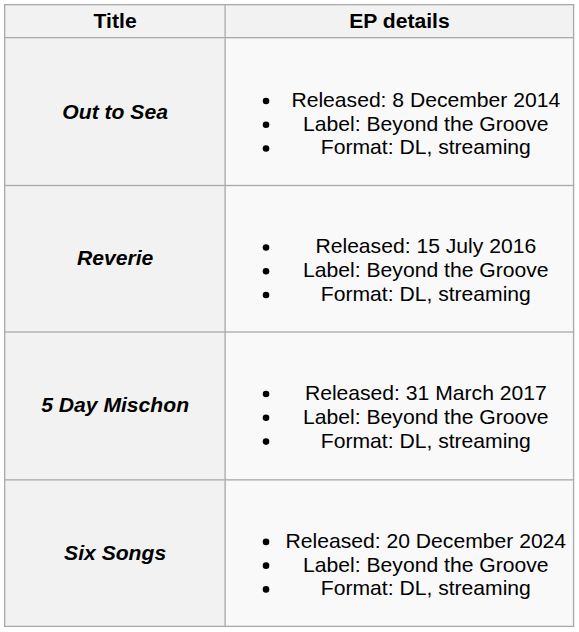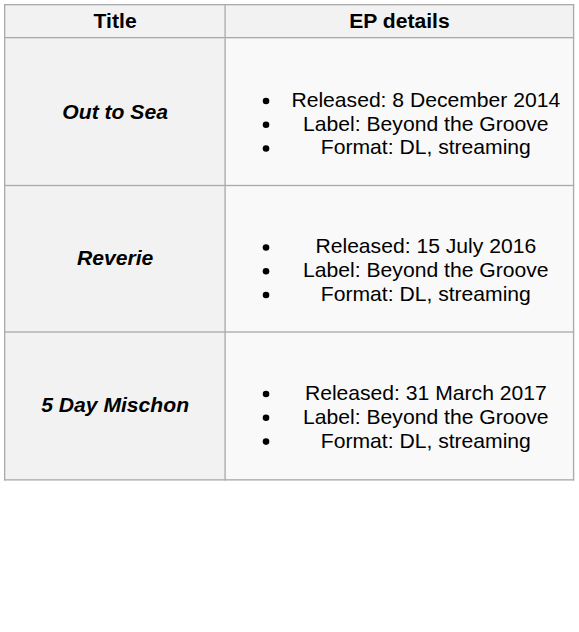- row: (115, 552)
